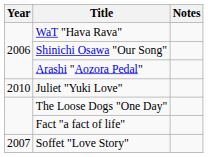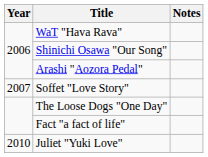rows swapped: (82, 143) <-> (79, 87)
